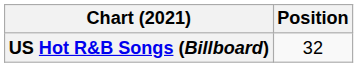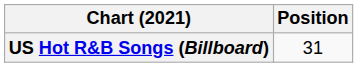(313, 47) 32 -> (313, 47) 31
